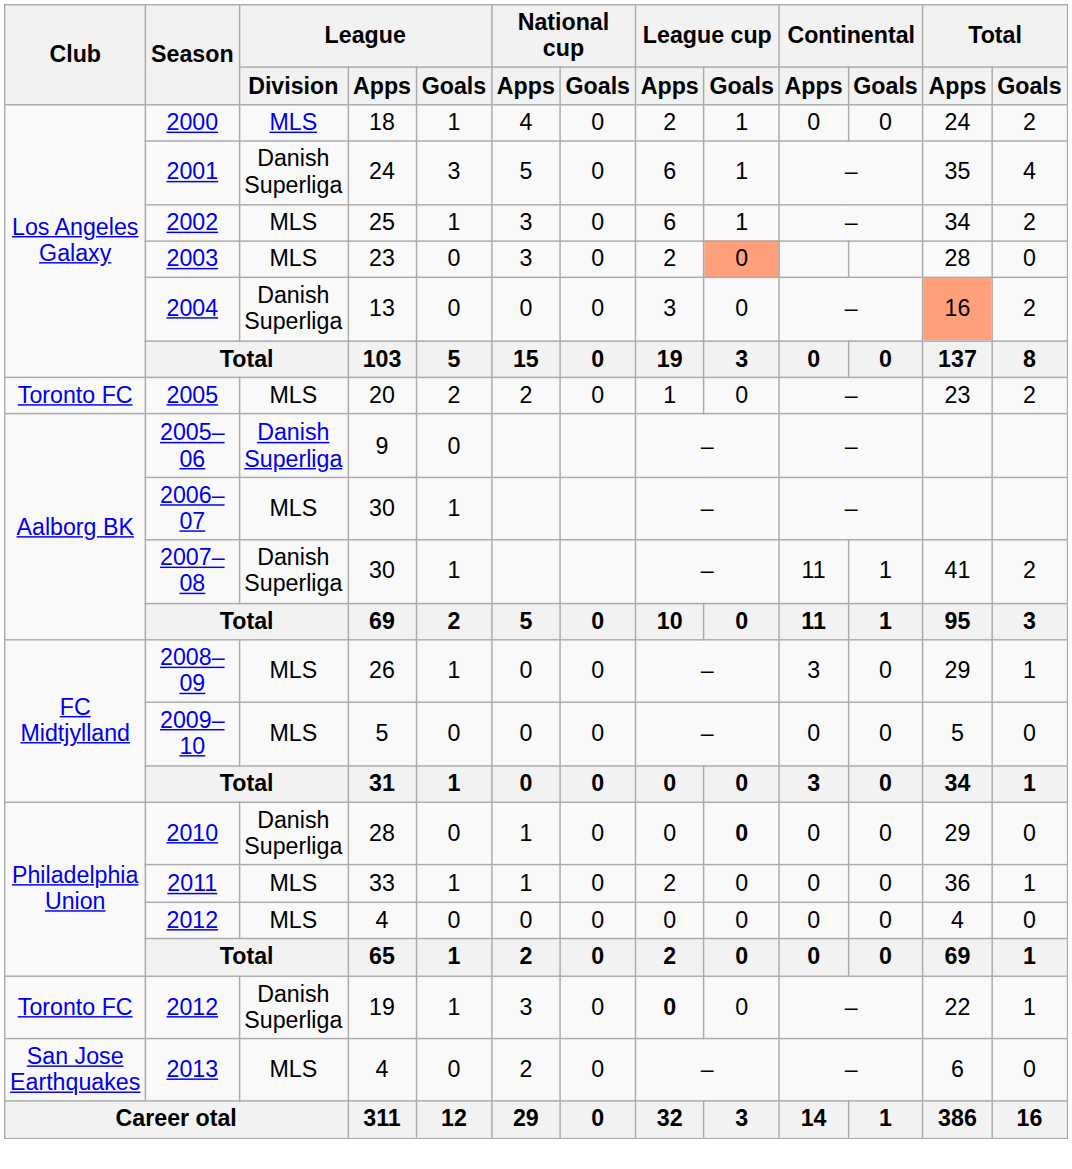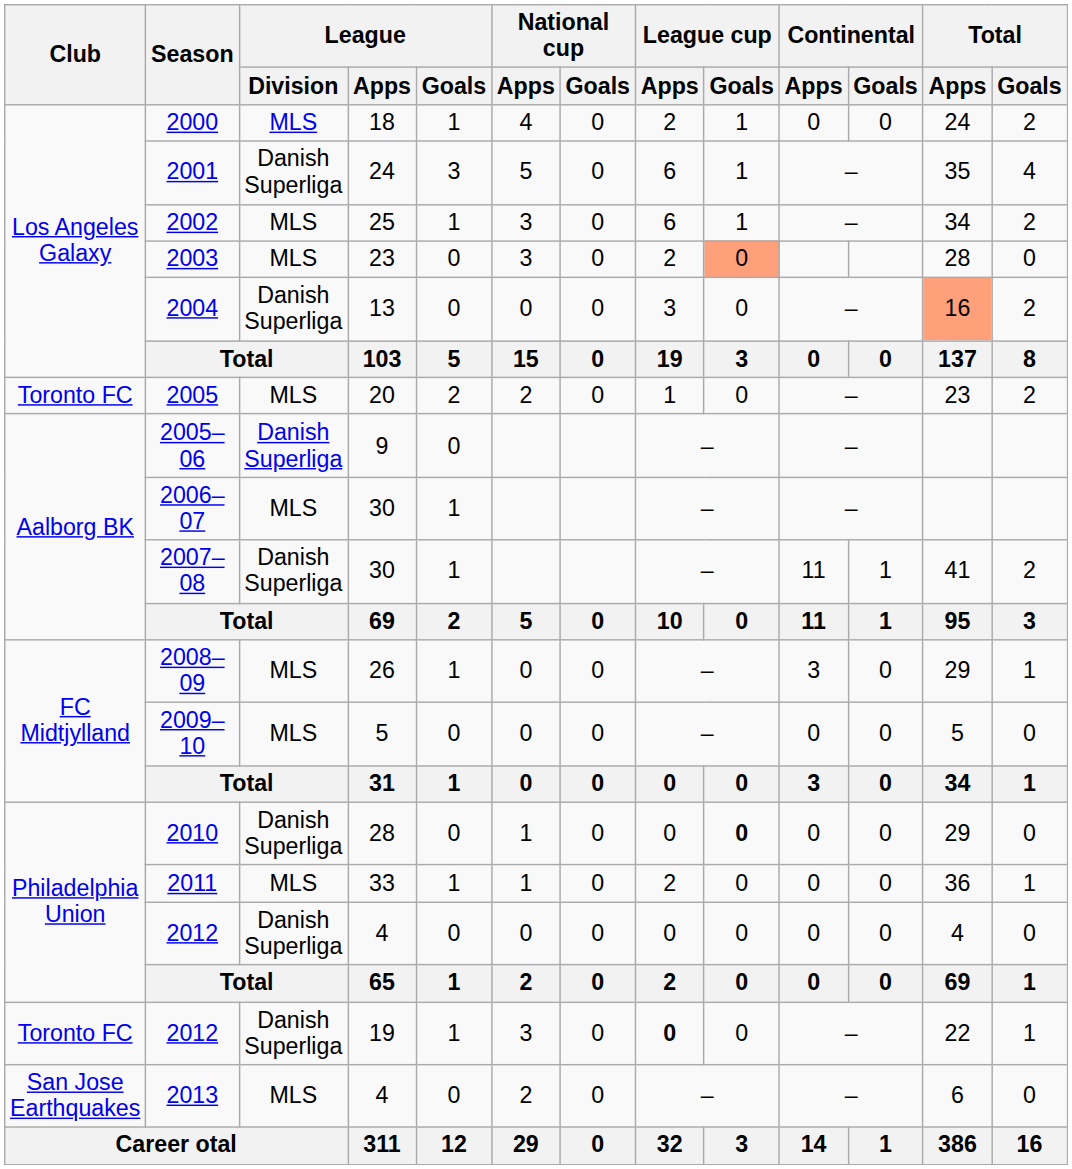(293, 920) MLS -> (293, 933) Danish Superliga
